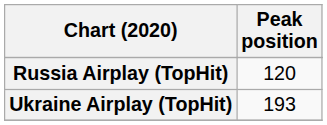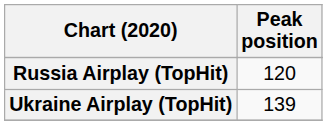(280, 104) 193 -> (280, 104) 139
